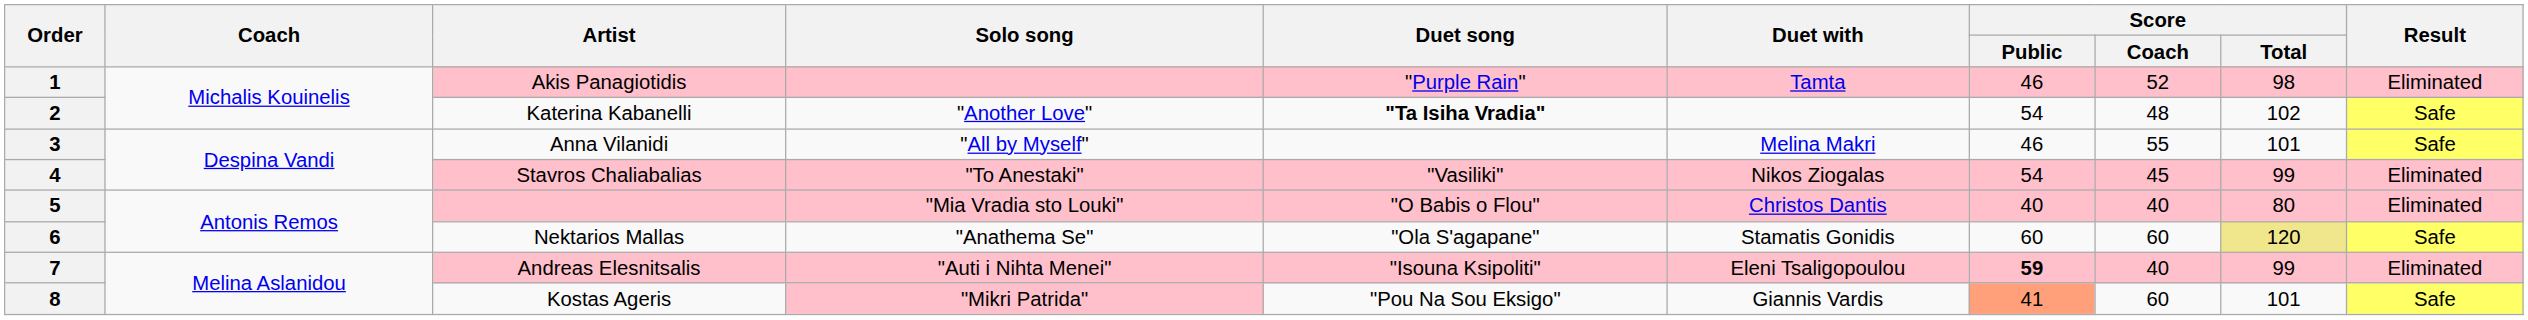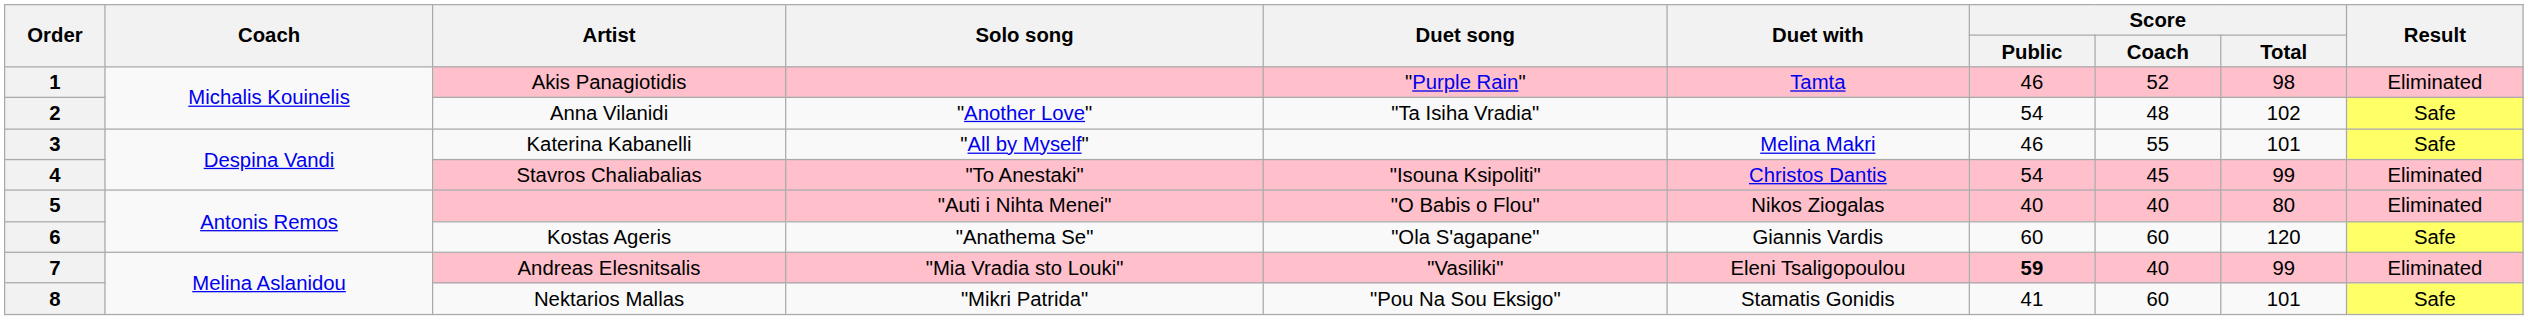(609, 113) Katerina Kabanelli -> (609, 113) Anna Vilanidi
(1465, 113) bold -> (1465, 113) normal
(609, 144) Anna Vilanidi -> (609, 144) Katerina Kabanelli
(1465, 175) "Vasiliki" -> (1465, 175) "Isouna Ksipoliti"
(1818, 175) Nikos Ziogalas -> (1818, 175) Christos Dantis
(1025, 206) "Mia Vradia sto Louki" -> (1025, 206) "Auti i Nihta Menei"
(1818, 206) Christos Dantis -> (1818, 206) Nikos Ziogalas
(609, 237) Nektarios Mallas -> (609, 237) Kostas Ageris
(1818, 237) Stamatis Gonidis -> (1818, 237) Giannis Vardis
(2284, 237) khaki background -> (2284, 237) no background
(1025, 268) "Auti i Nihta Menei" -> (1025, 268) "Mia Vradia sto Louki"
(1465, 268) "Isouna Ksipoliti" -> (1465, 268) "Vasiliki"
(609, 299) Kostas Ageris -> (609, 299) Nektarios Mallas
(1025, 299) pink background -> (1025, 299) no background
(1818, 299) Giannis Vardis -> (1818, 299) Stamatis Gonidis
(2032, 299) lightsalmon background -> (2032, 299) no background
